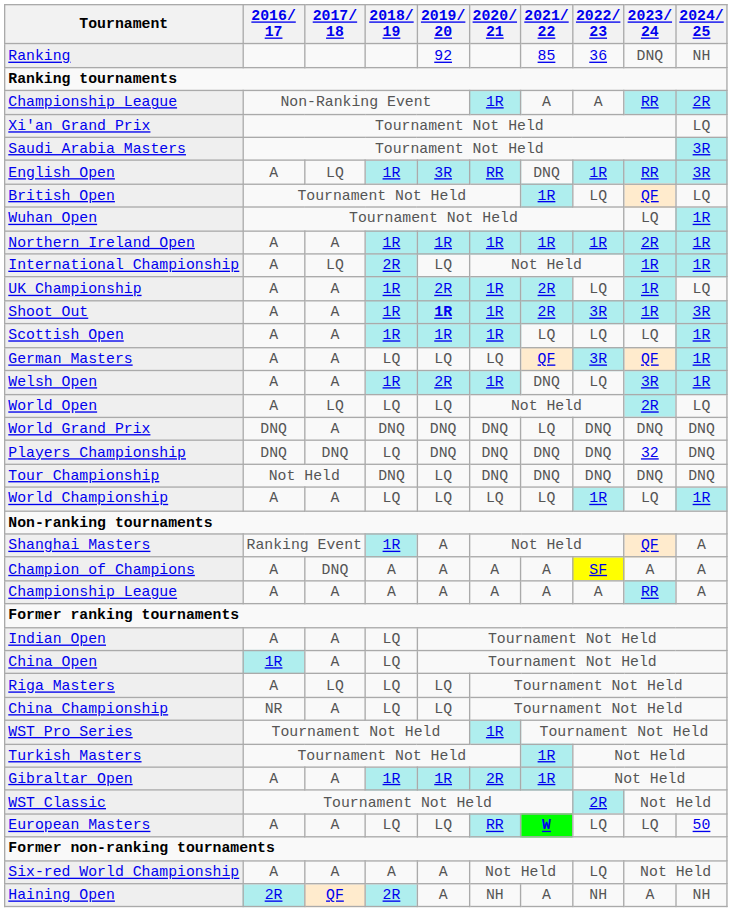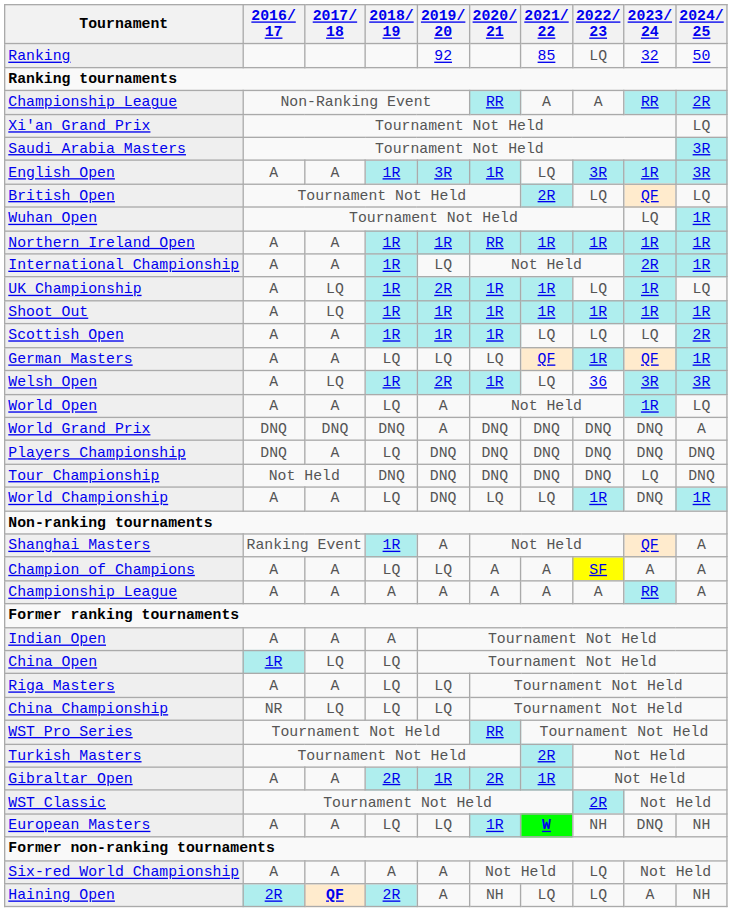(598, 56) 36 -> (598, 56) LQ
(650, 56) DNQ -> (650, 56) 32
(702, 56) NH -> (702, 56) 50
(495, 102) 1R -> (495, 102) RR
(335, 172) LQ -> (335, 172) A
(495, 172) RR -> (495, 172) 1R
(546, 172) DNQ -> (546, 172) LQ
(598, 172) 1R -> (598, 172) 3R
(650, 172) RR -> (650, 172) 1R
(546, 196) 1R -> (546, 196) 2R
(495, 242) 1R -> (495, 242) RR
(650, 242) 2R -> (650, 242) 1R
(335, 266) LQ -> (335, 266) A
(391, 266) 2R -> (391, 266) 1R
(650, 266) 1R -> (650, 266) 2R
(335, 289) A -> (335, 289) LQ
(546, 289) 2R -> (546, 289) 1R
(335, 312) A -> (335, 312) LQ
(443, 312) bold -> (443, 312) normal
(546, 312) 2R -> (546, 312) 1R
(598, 312) 3R -> (598, 312) 1R
(702, 312) 3R -> (702, 312) 1R
(702, 336) 1R -> (702, 336) 2R
(598, 359) 3R -> (598, 359) 1R
(335, 382) A -> (335, 382) LQ
(546, 382) DNQ -> (546, 382) LQ
(598, 382) LQ -> (598, 382) 36
(702, 382) 1R -> (702, 382) 3R
(335, 406) LQ -> (335, 406) A
(443, 406) LQ -> (443, 406) A
(650, 406) 2R -> (650, 406) 1R
(335, 429) A -> (335, 429) DNQ
(443, 429) DNQ -> (443, 429) A
(546, 429) LQ -> (546, 429) DNQ
(702, 429) DNQ -> (702, 429) A
(335, 452) DNQ -> (335, 452) A
(650, 452) 32 -> (650, 452) DNQ
(443, 476) LQ -> (443, 476) DNQ
(650, 476) DNQ -> (650, 476) LQ
(443, 499) LQ -> (443, 499) DNQ
(650, 499) LQ -> (650, 499) DNQ
(335, 569) DNQ -> (335, 569) A
(391, 569) A -> (391, 569) LQ
(443, 569) A -> (443, 569) LQ
(391, 639) LQ -> (391, 639) A
(335, 662) A -> (335, 662) LQ
(335, 686) LQ -> (335, 686) A
(335, 709) A -> (335, 709) LQ
(495, 732) 1R -> (495, 732) RR
(546, 756) 1R -> (546, 756) 2R
(391, 779) 1R -> (391, 779) 2R
(495, 825) RR -> (495, 825) 1R
(598, 825) LQ -> (598, 825) NH
(650, 825) LQ -> (650, 825) DNQ
(702, 825) 50 -> (702, 825) NH
(335, 895) normal -> (335, 895) bold
(546, 895) A -> (546, 895) LQ
(598, 895) NH -> (598, 895) LQ
